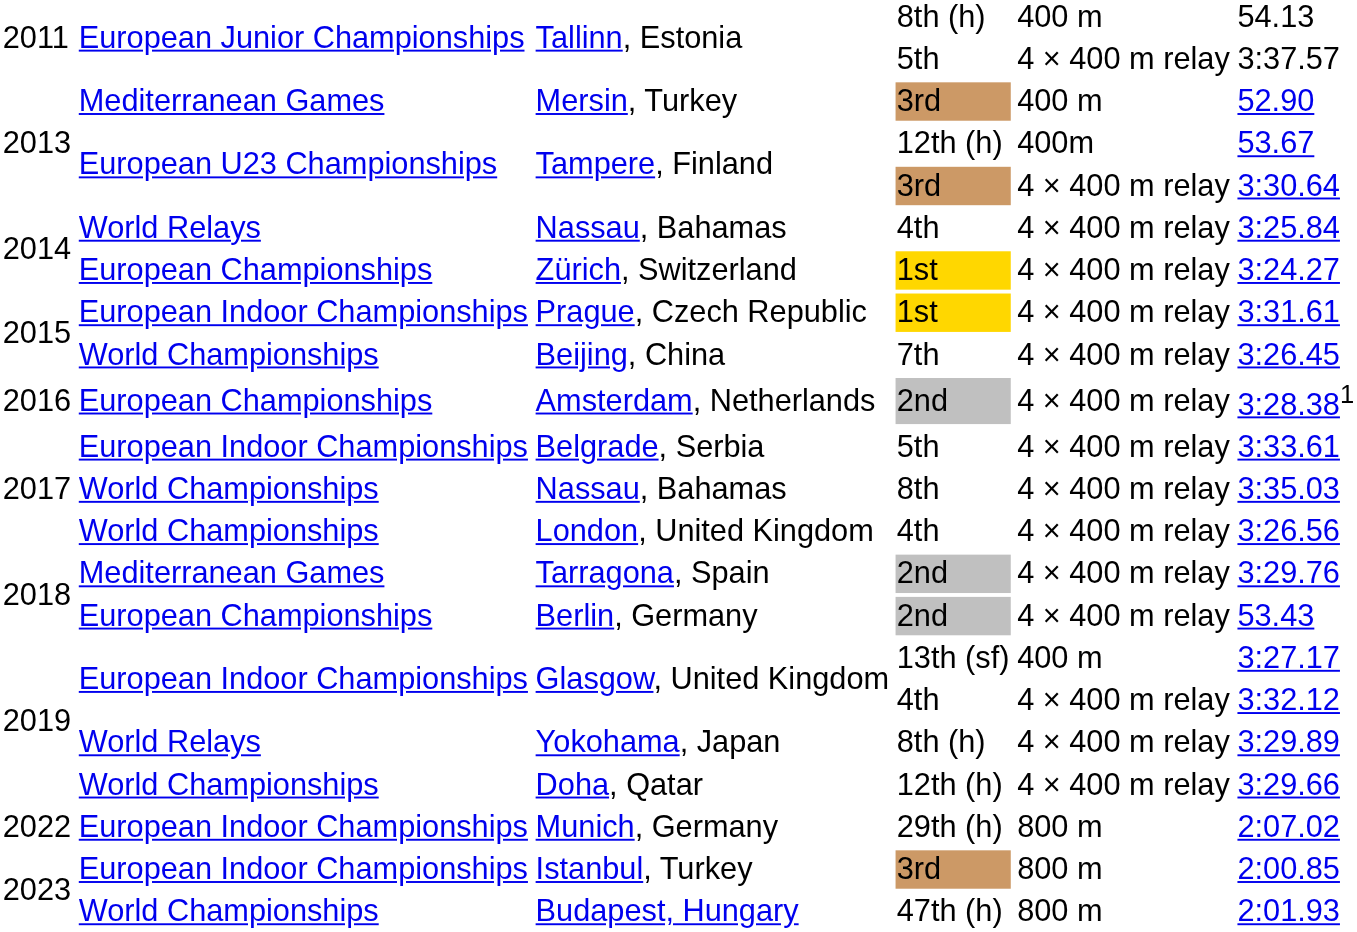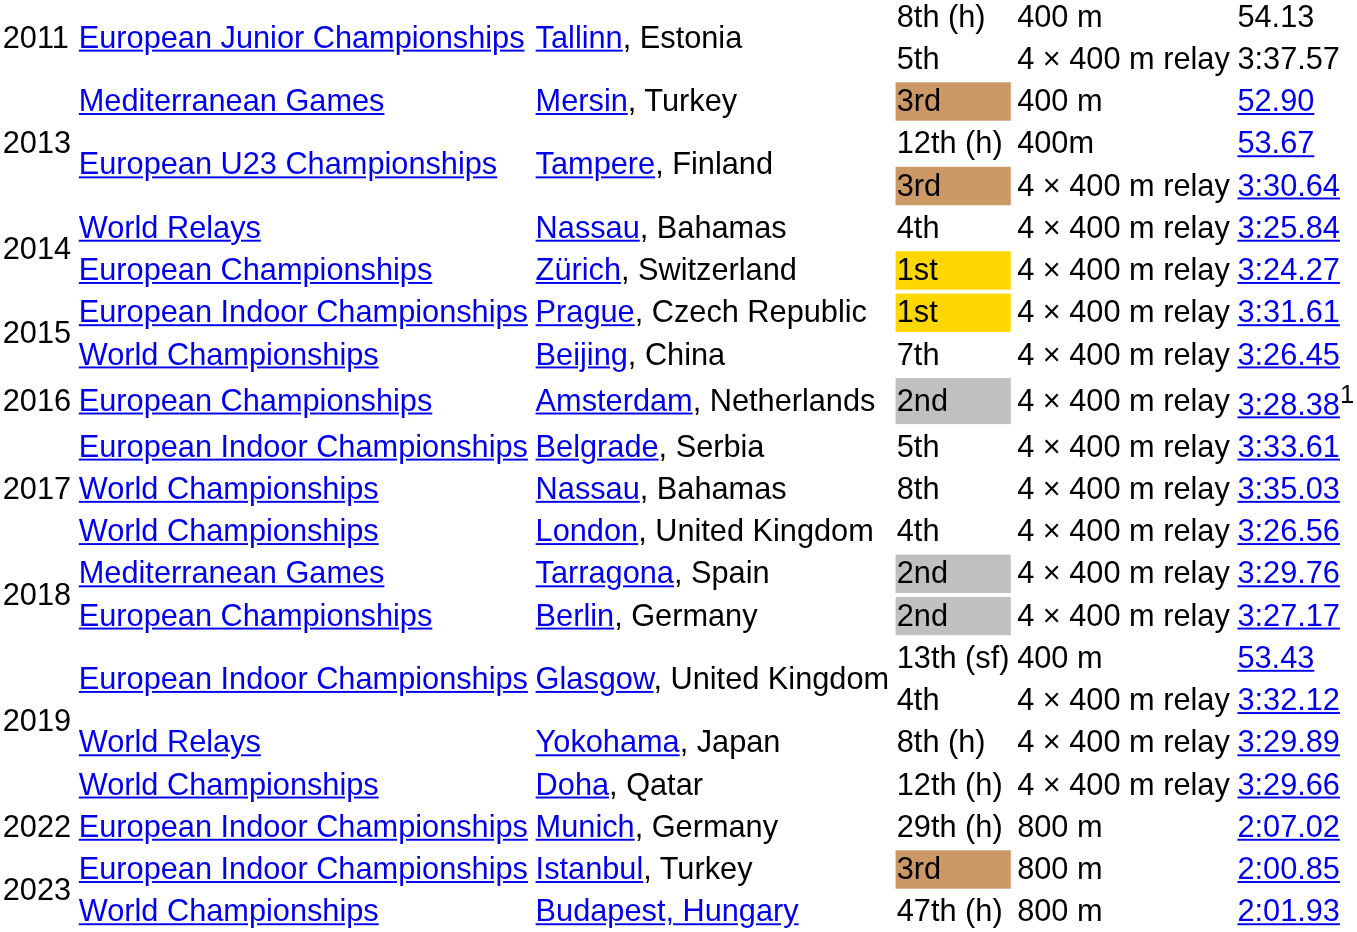(1276, 616) 53.43 -> (1289, 616) 3:27.17
(1289, 658) 3:27.17 -> (1276, 658) 53.43
